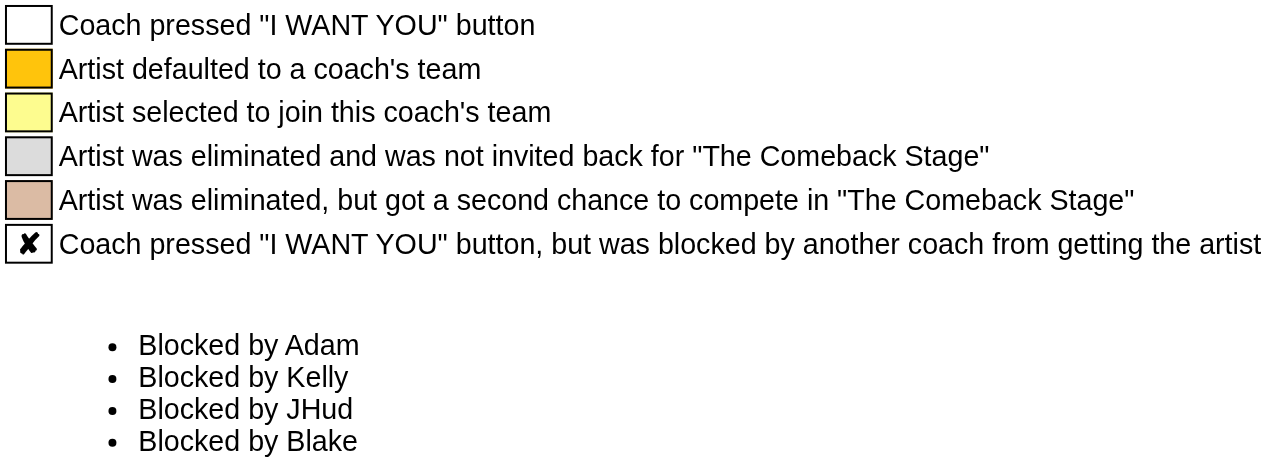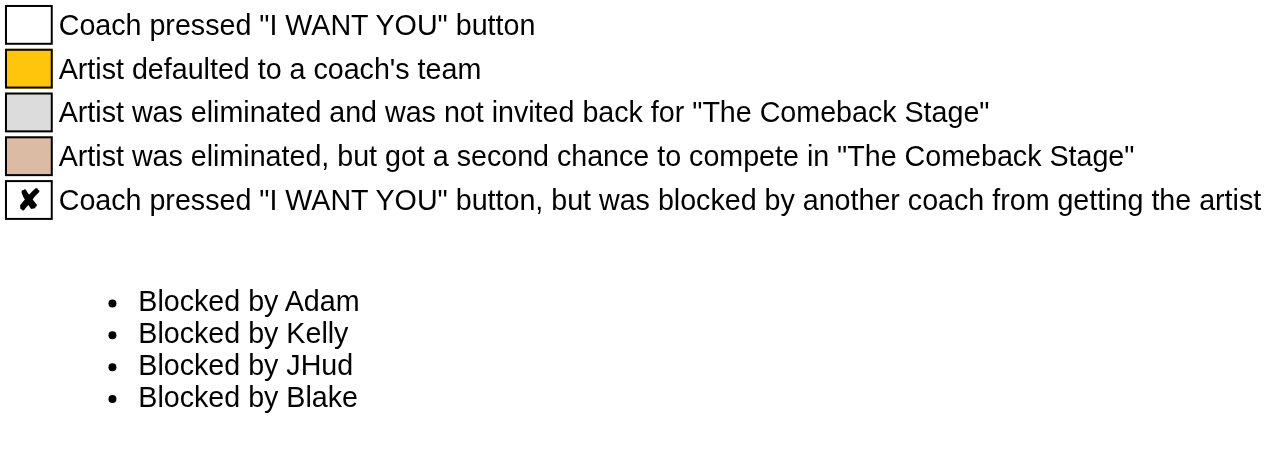- row: (305, 112)
